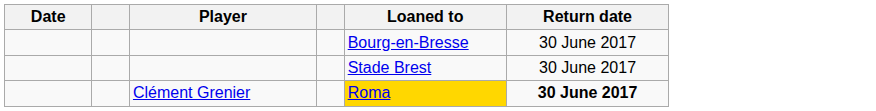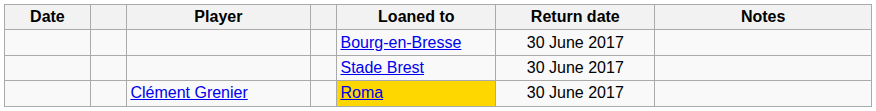+ column: (763, 17)
(588, 93) bold -> (575, 93) normal
